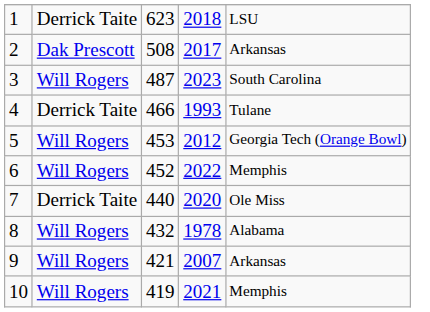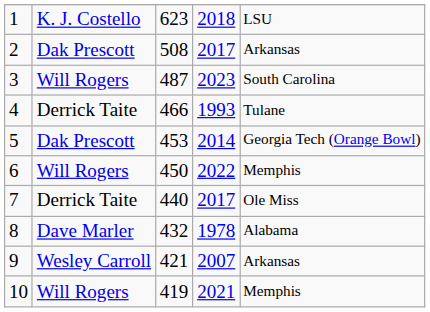(87, 19) Derrick Taite -> (89, 19) K. J. Costello
(83, 140) Will Rogers -> (86, 140) Dak Prescott
(202, 140) 2012 -> (216, 140) 2014
(160, 170) 452 -> (174, 170) 450
(202, 200) 2020 -> (216, 200) 2017
(83, 230) Will Rogers -> (85, 230) Dave Marler
(83, 261) Will Rogers -> (94, 261) Wesley Carroll
